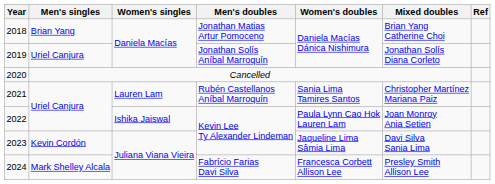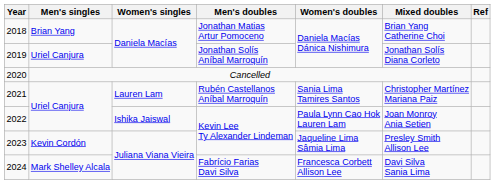(407, 143) Davi Silva Sania Lima -> (412, 143) Presley Smith Allison Lee
(412, 168) Presley Smith Allison Lee -> (407, 168) Davi Silva Sania Lima
